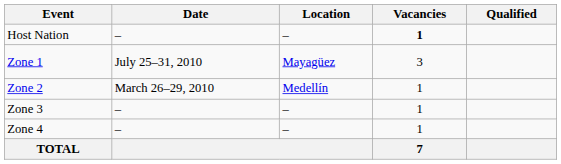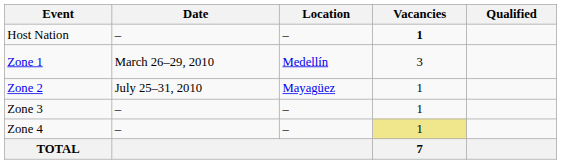(158, 61) July 25–31, 2010 -> (164, 61) March 26–29, 2010
(309, 61) Mayagüez -> (305, 61) Medellín
(164, 88) March 26–29, 2010 -> (158, 88) July 25–31, 2010
(305, 88) Medellín -> (309, 88) Mayagüez
(420, 128) no background -> (420, 128) khaki background
